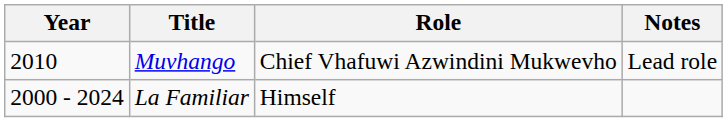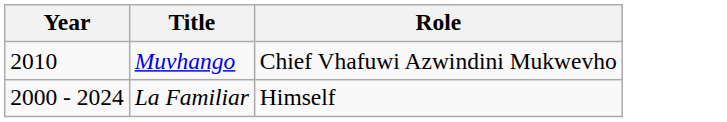- column: (672, 23)
